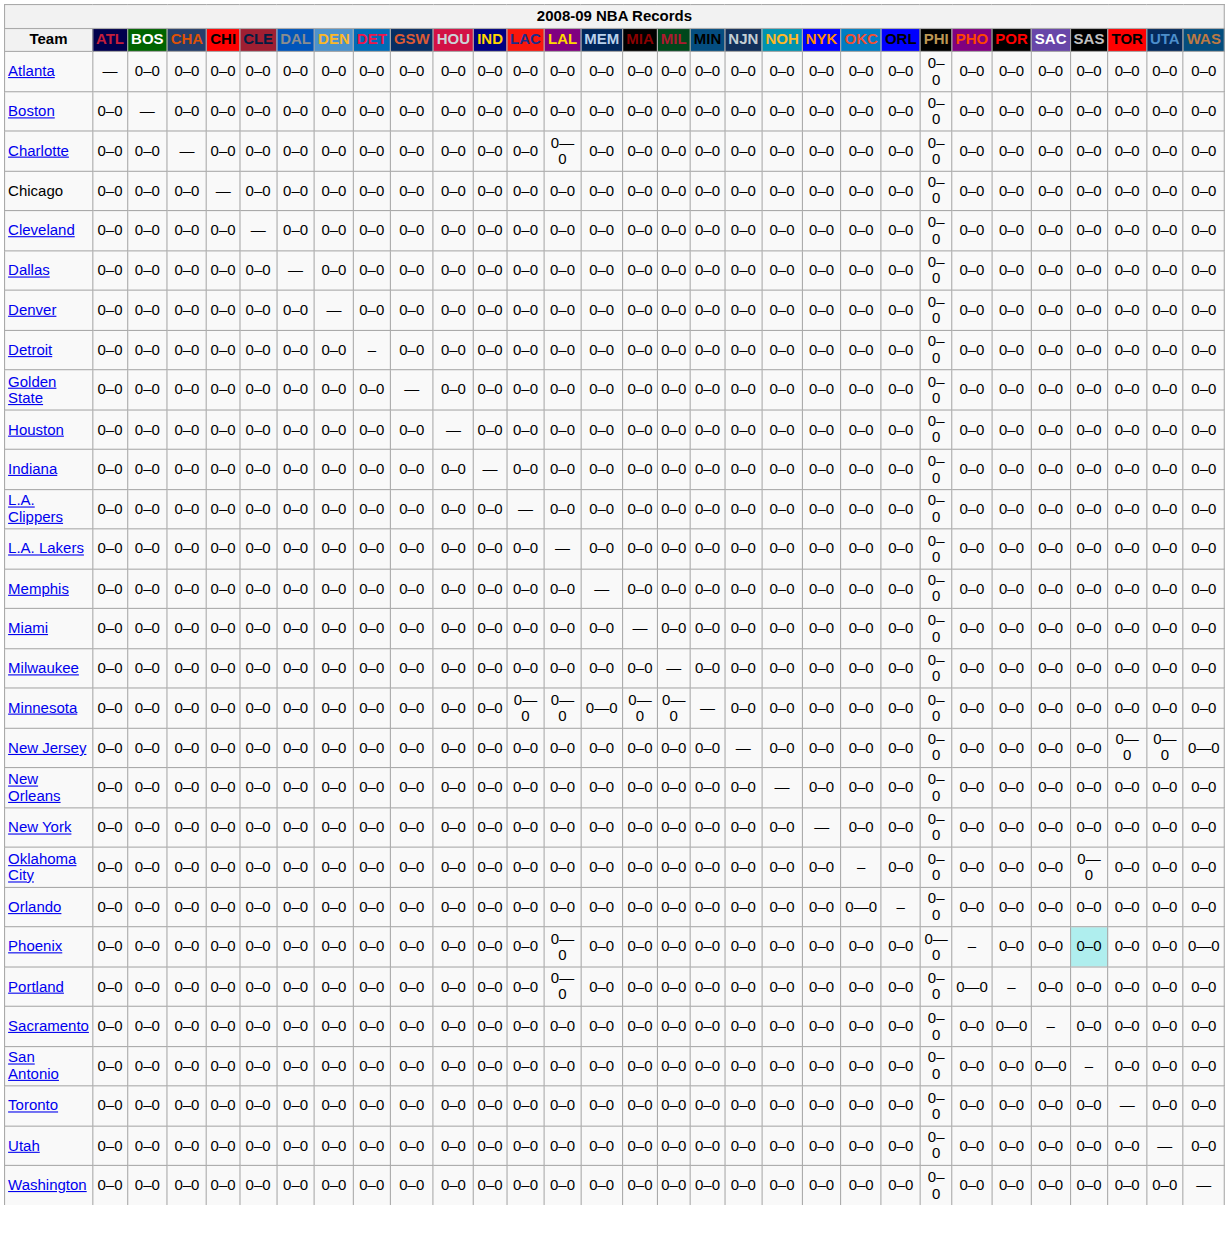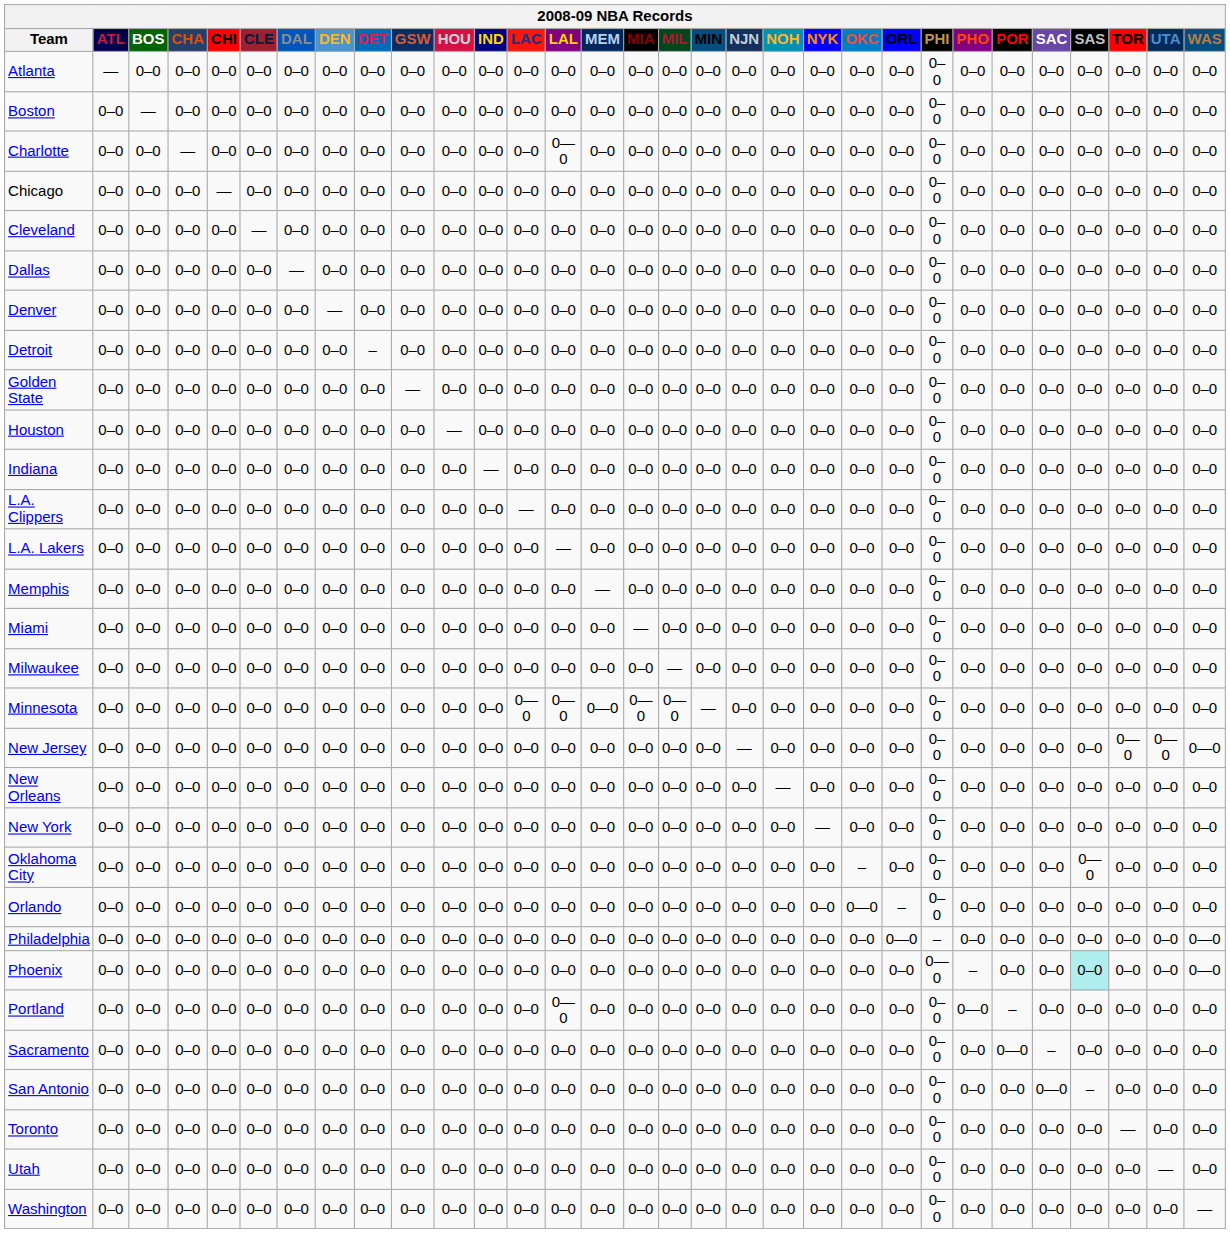+ row: (49, 938)
(563, 946) 0—0 -> (563, 970) 0–0
